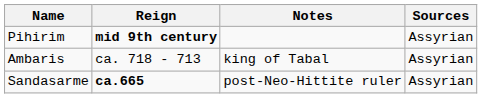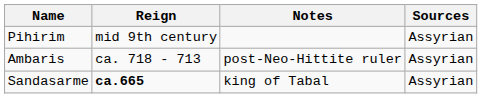(156, 38) bold -> (156, 38) normal
(276, 60) king of Tabal -> (313, 60) post-Neo-Hittite ruler
(313, 82) post-Neo-Hittite ruler -> (276, 82) king of Tabal
